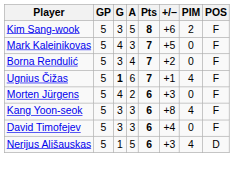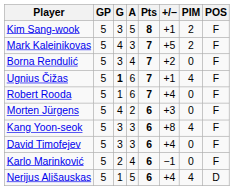(169, 29) +6 -> (169, 29) +1
(191, 45) 0 -> (191, 45) 2
+ row: (39, 95)
+ row: (45, 161)
(169, 144) +3 -> (169, 177) +4
